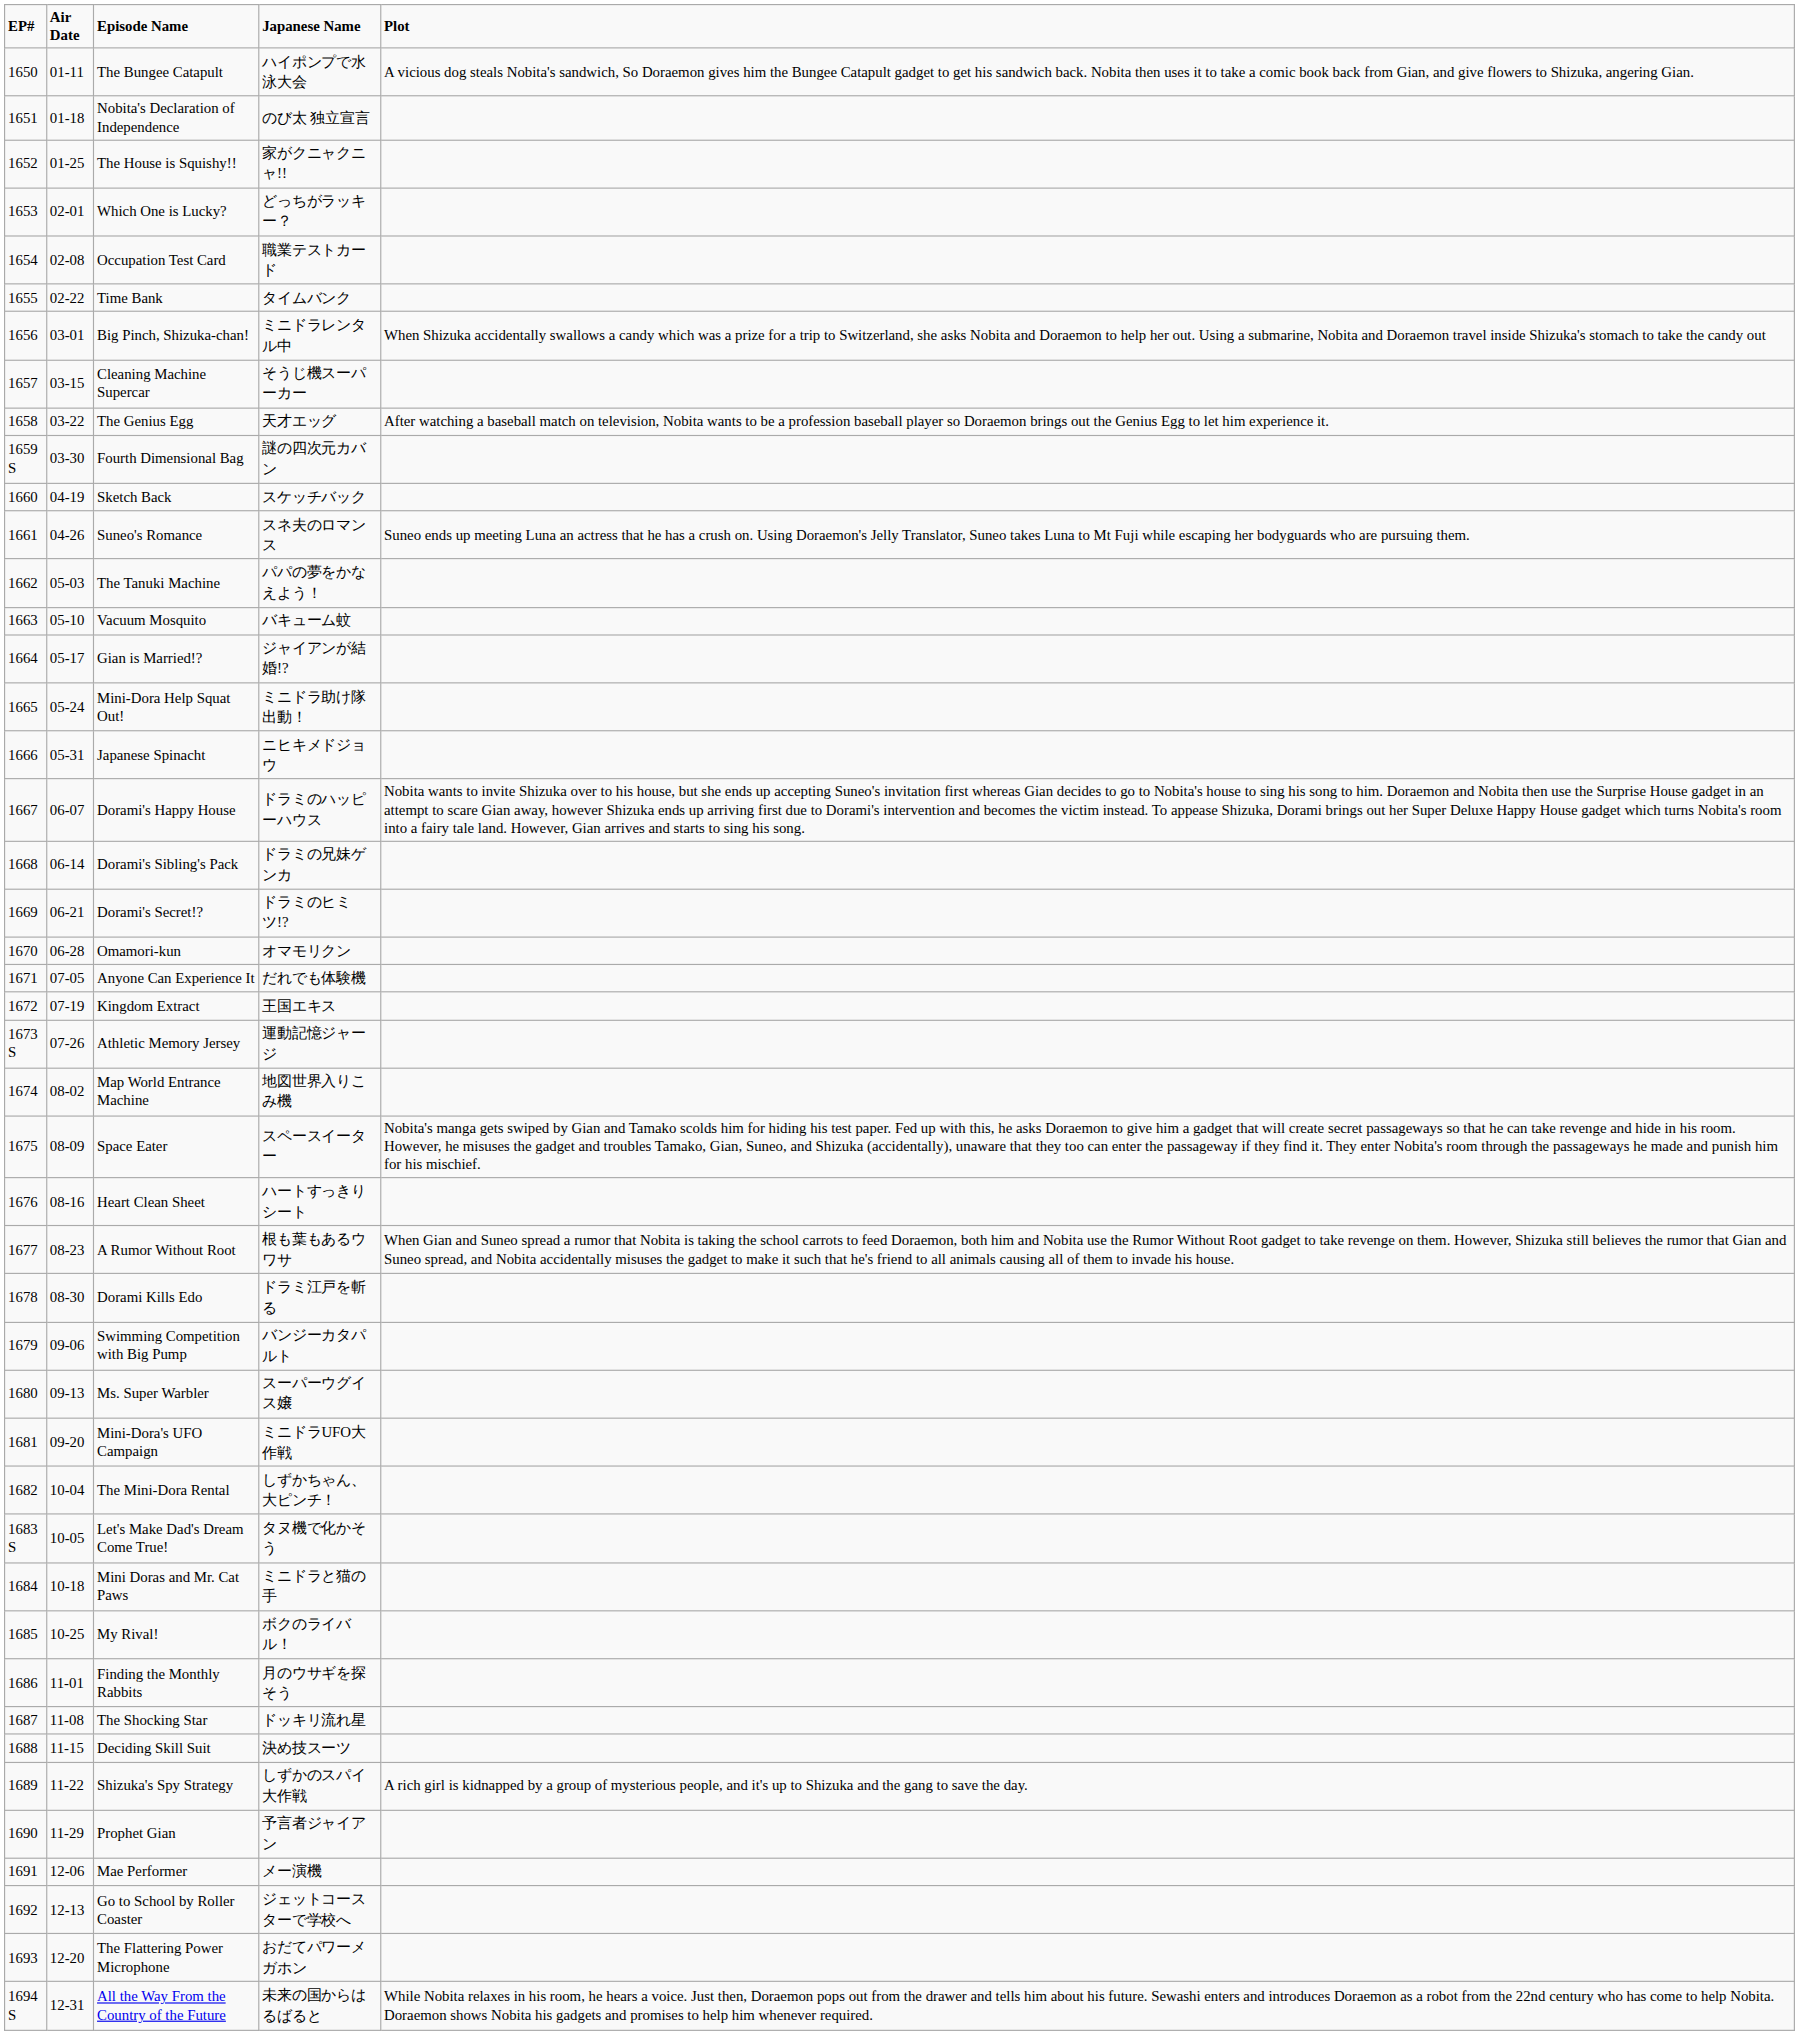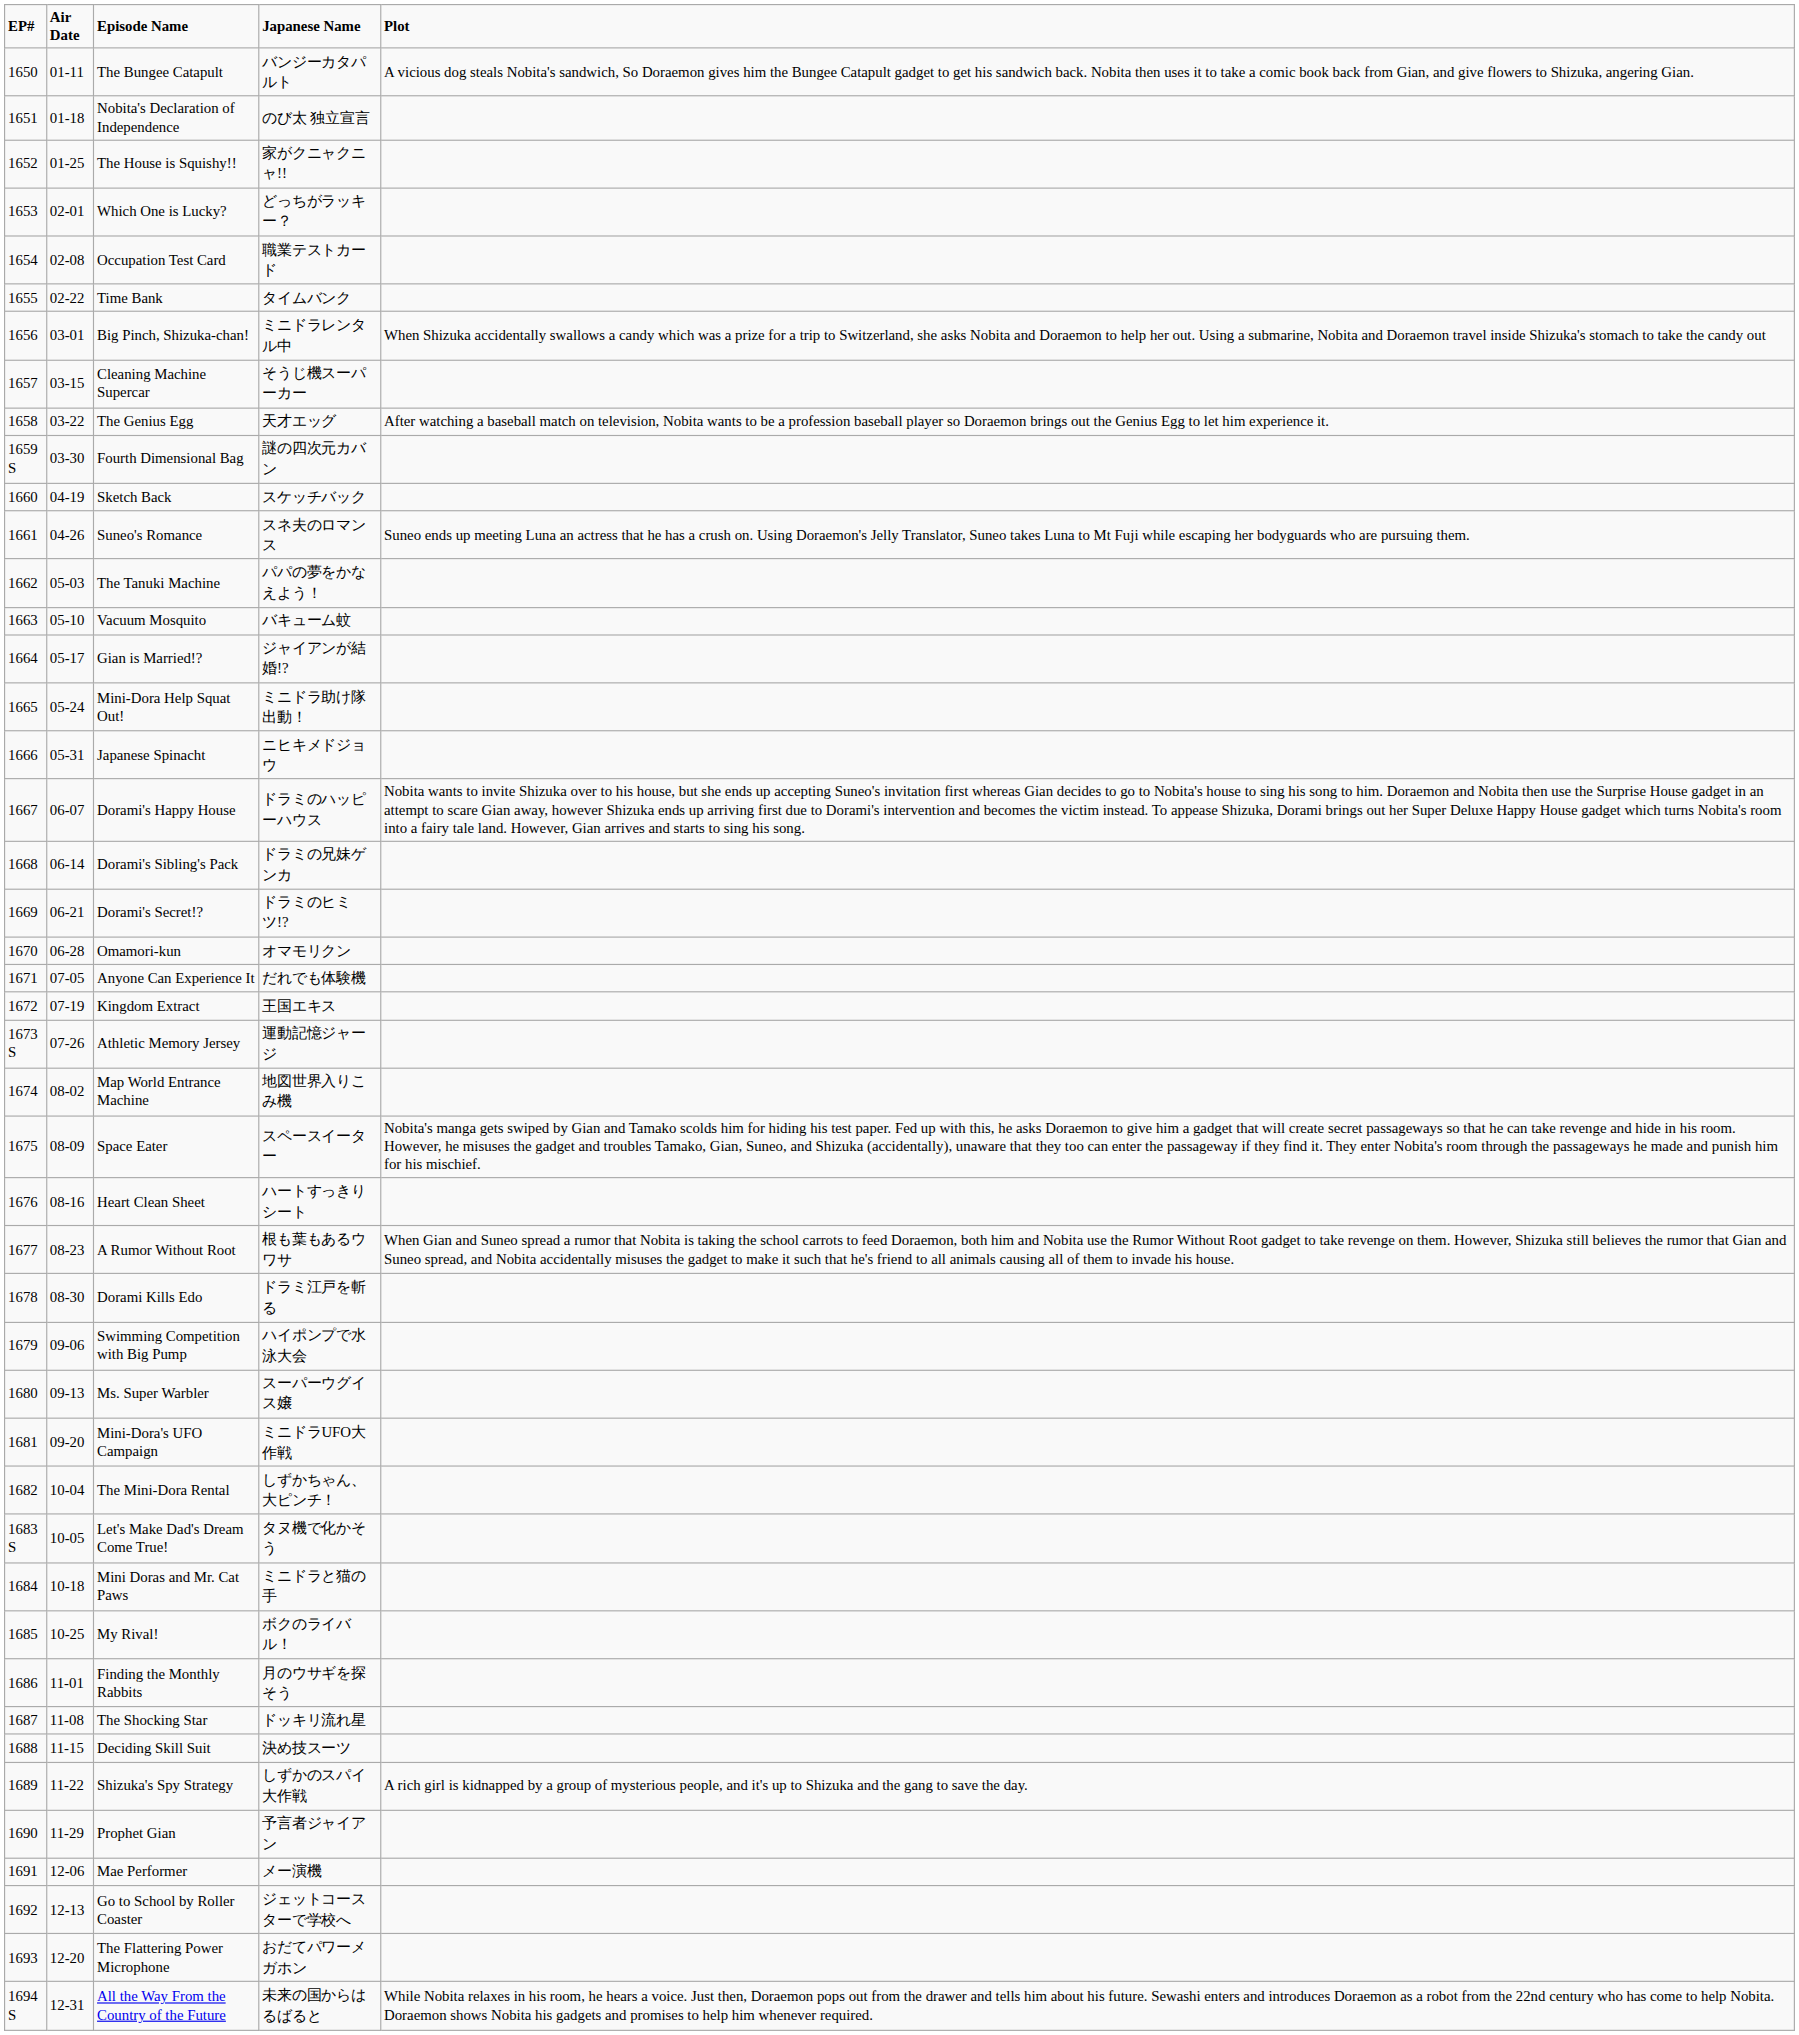(314, 72) ハイポンプで水泳大会 -> (314, 72) バンジーカタパルト
(314, 1345) バンジーカタパルト -> (314, 1345) ハイポンプで水泳大会
